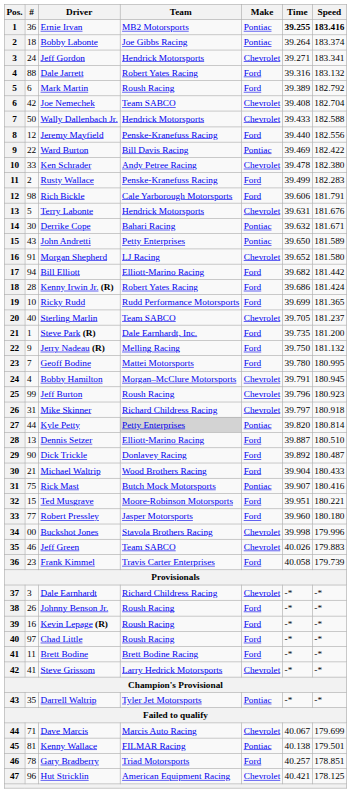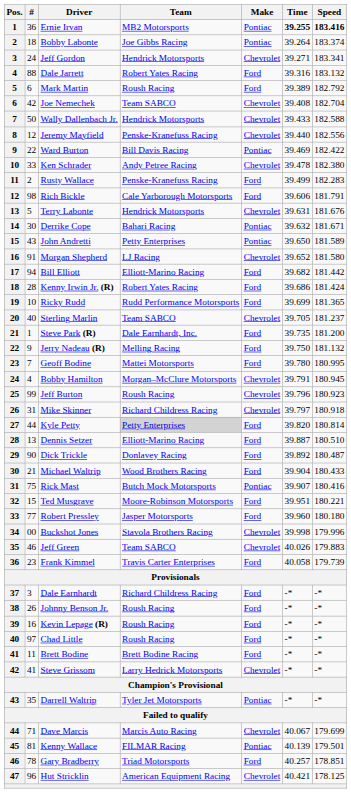(252, 134) Ford -> (262, 134) Chevrolet
(258, 425) Pontiac -> (252, 425) Ford
(262, 593) Chevrolet -> (252, 593) Ford
(297, 746) 40.138 -> (297, 746) 40.139
